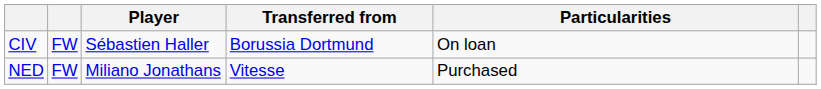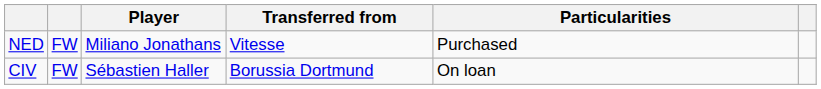rows swapped: (26, 71) <-> (22, 44)
